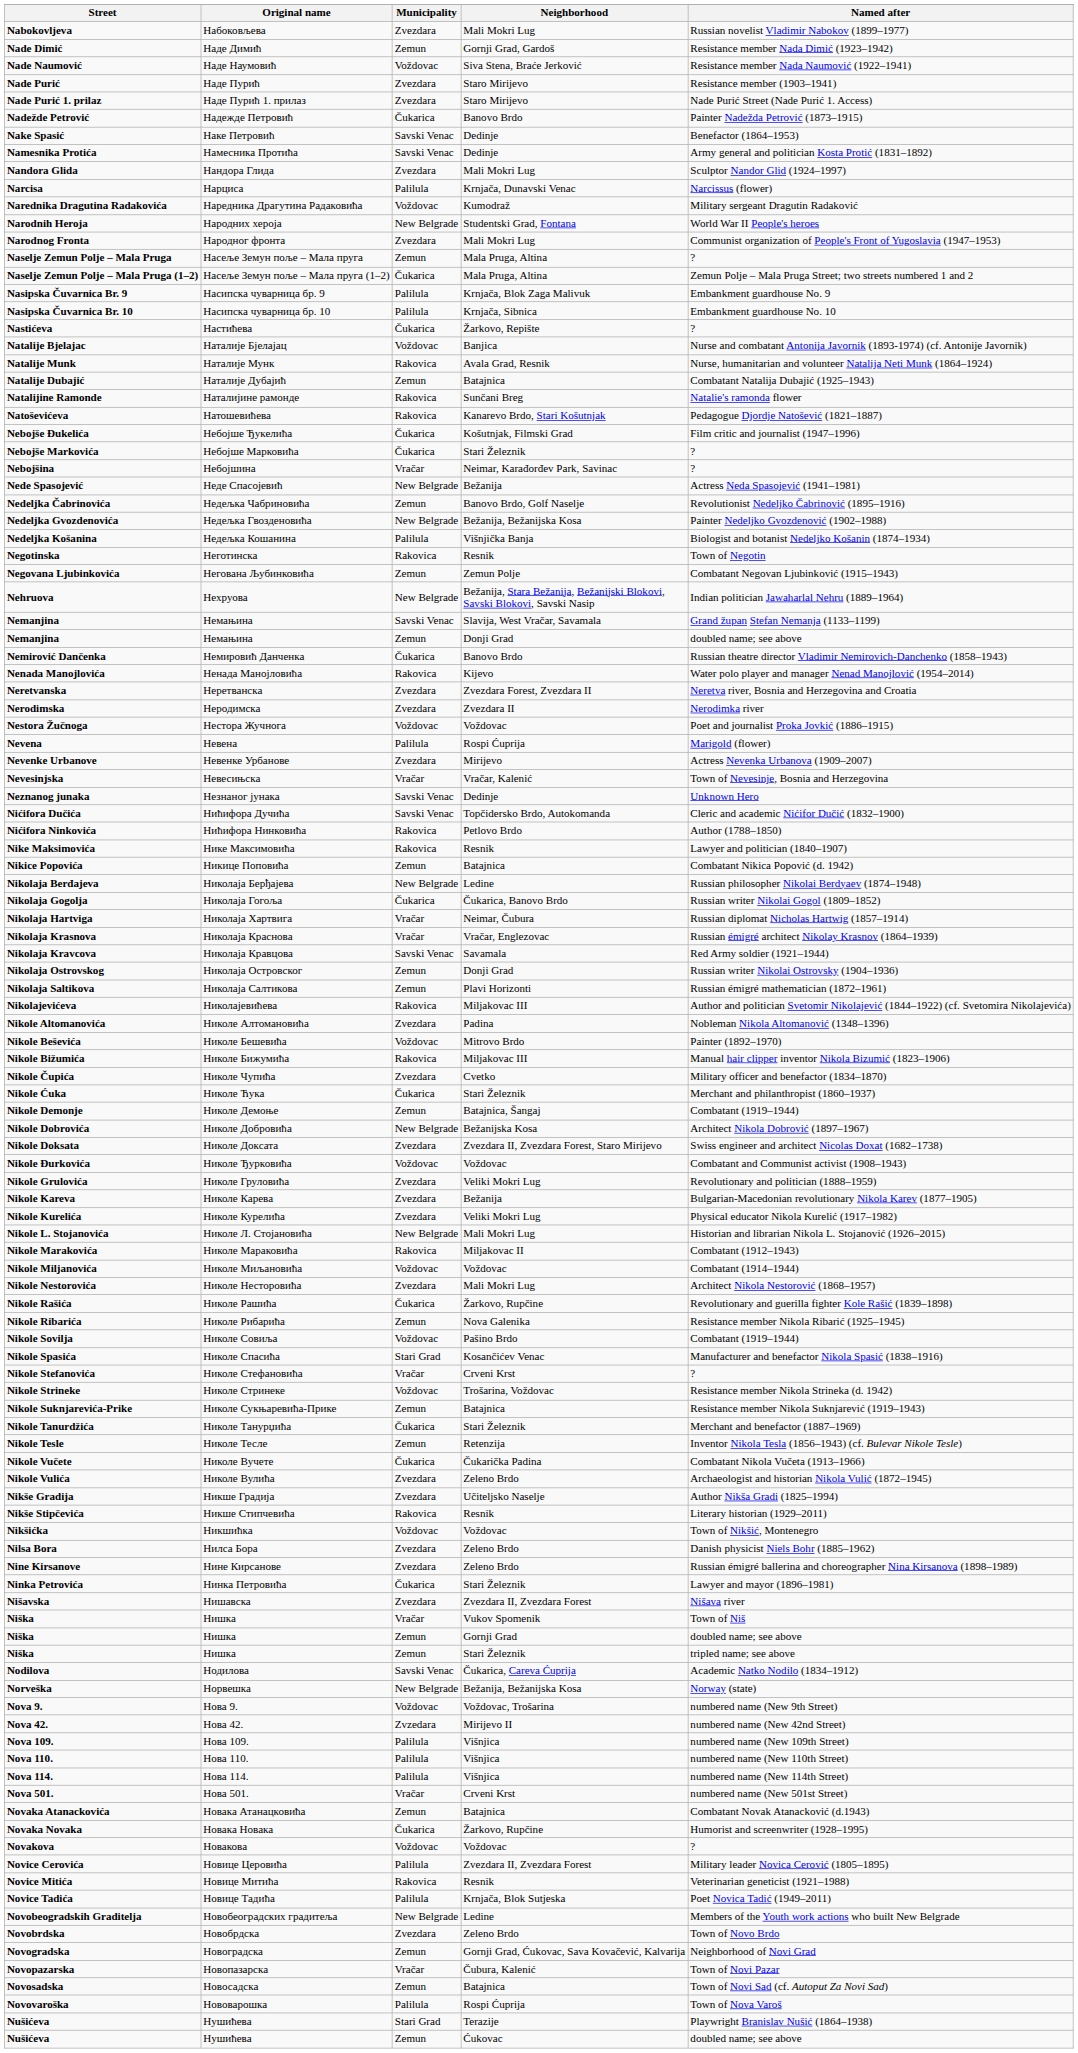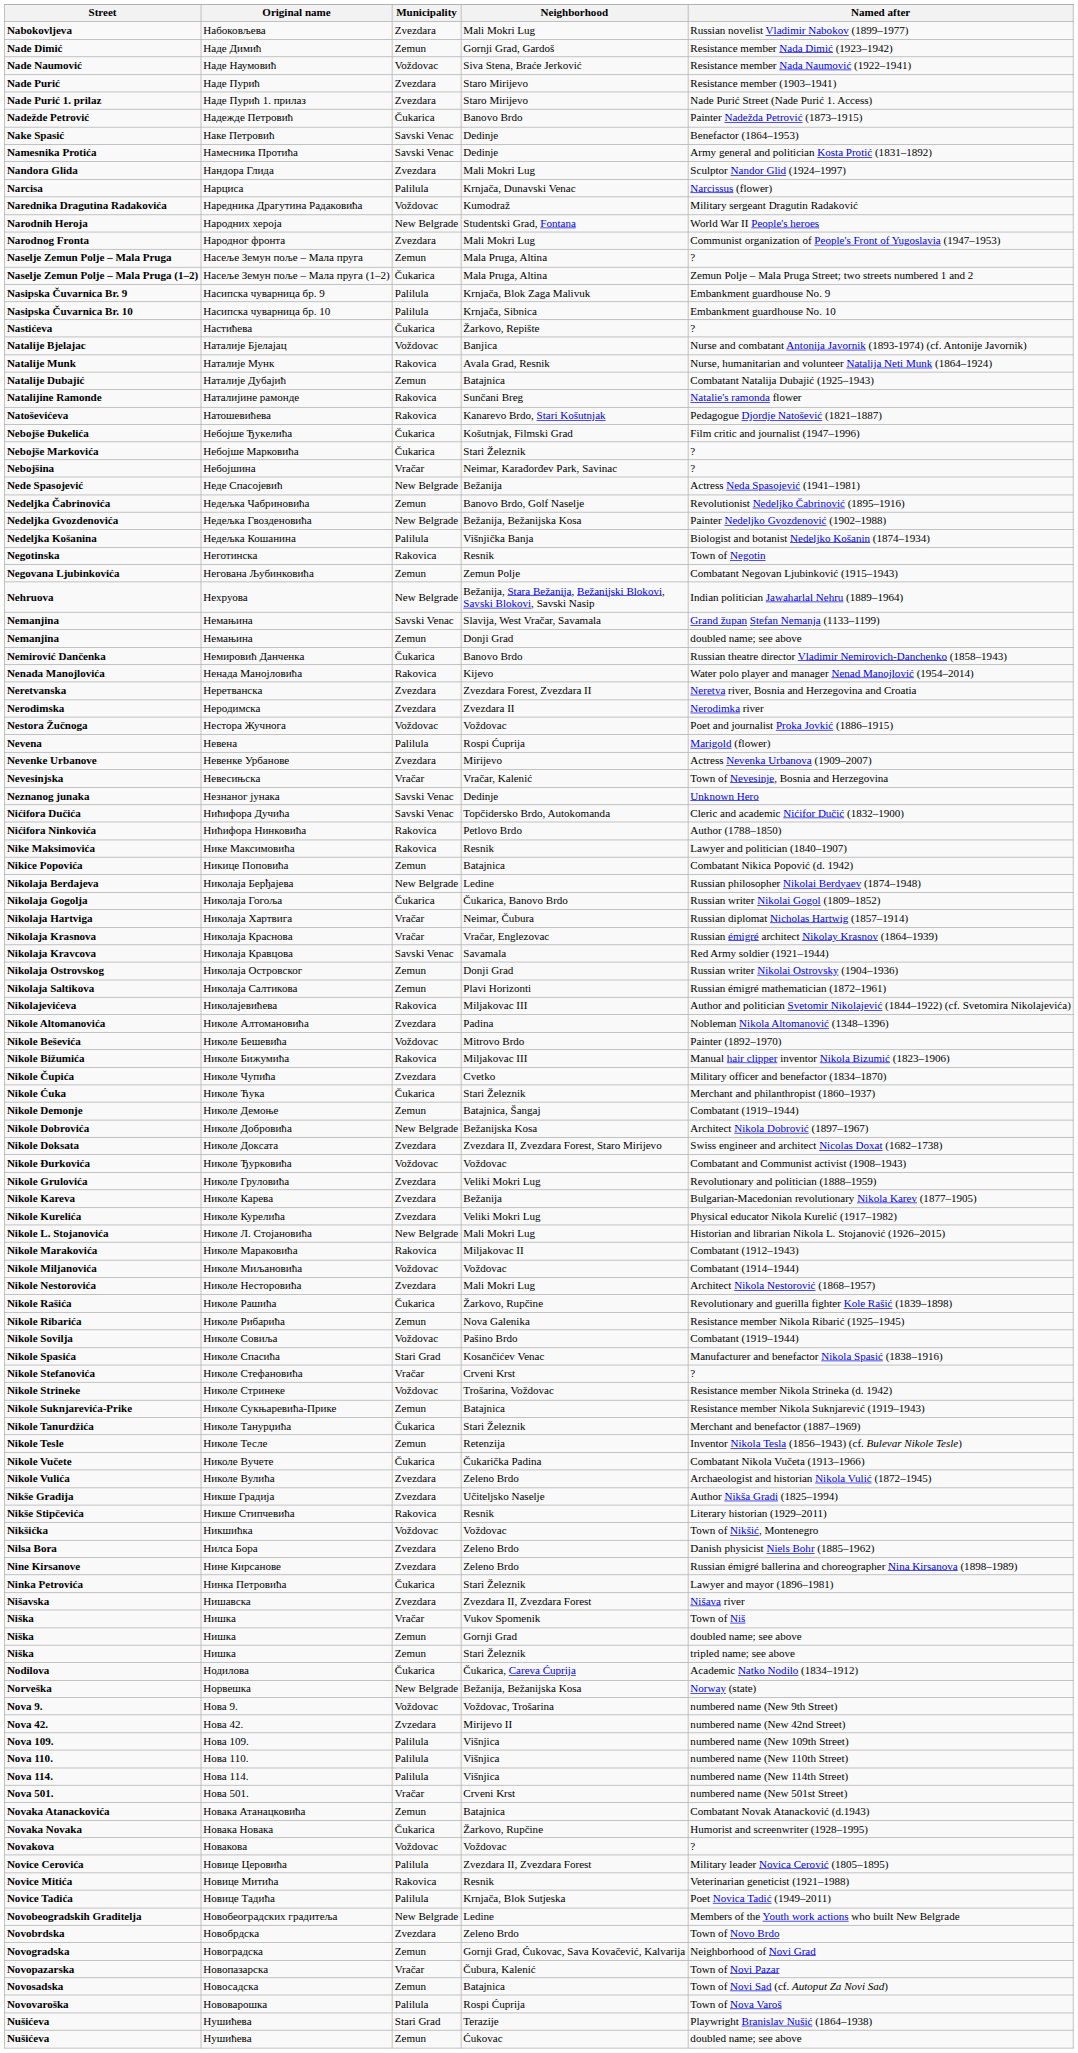(424, 1671) Savski Venac -> (415, 1671) Čukarica
